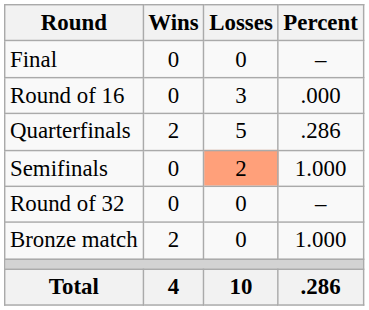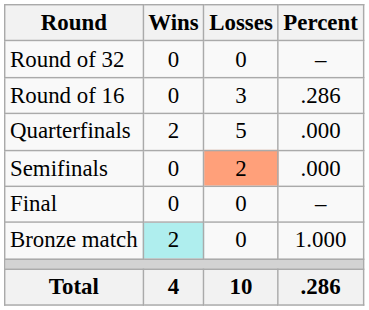rows swapped: (67, 204) <-> (34, 58)
(321, 95) .000 -> (321, 95) .286
(321, 131) .286 -> (321, 131) .000
(321, 167) 1.000 -> (321, 167) .000
(173, 240) no background -> (173, 240) paleturquoise background
